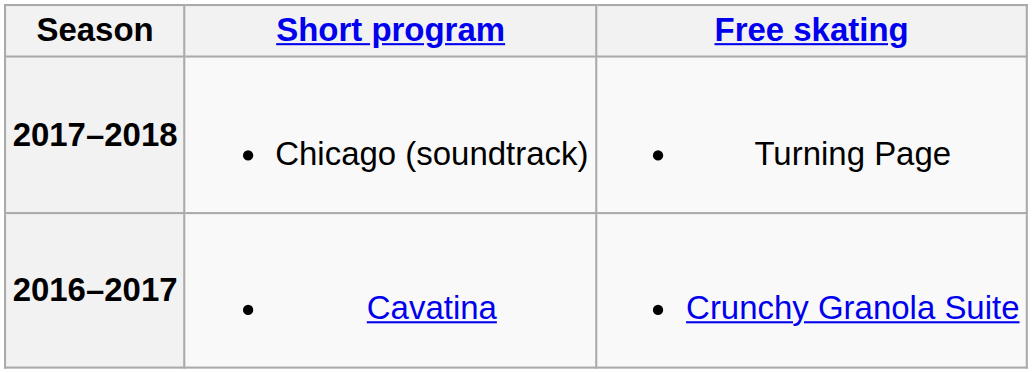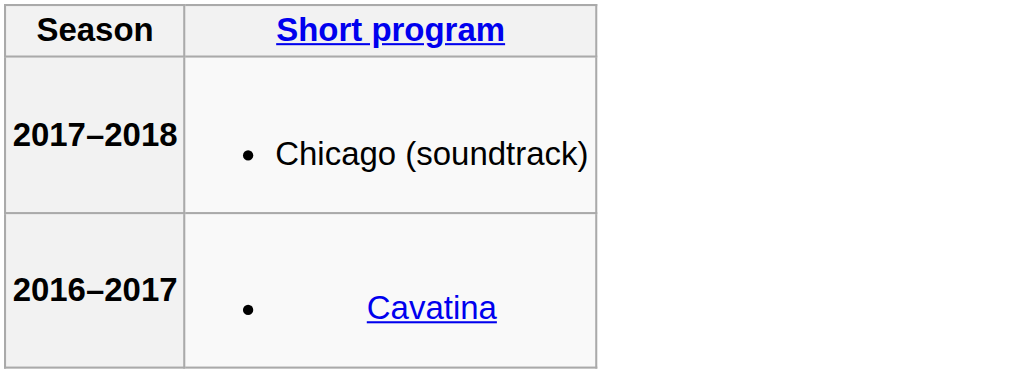- column: (812, 30)
